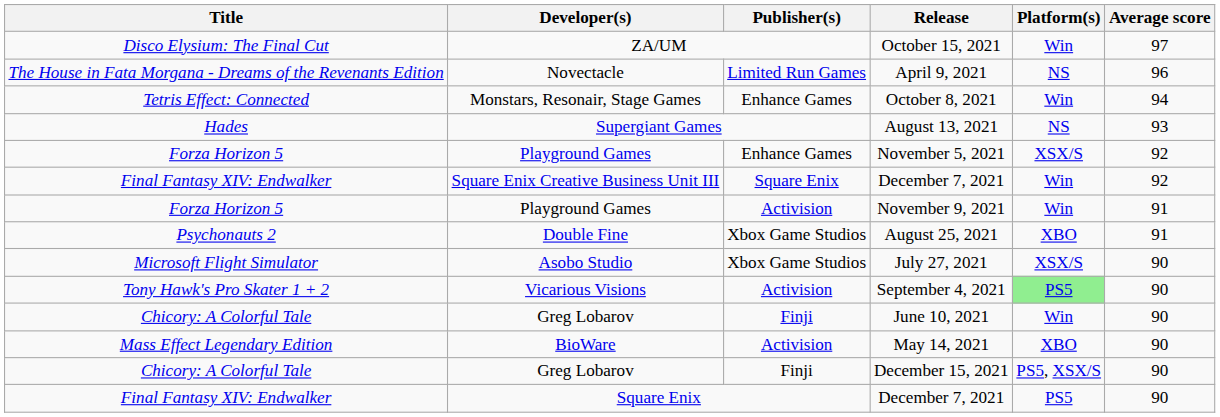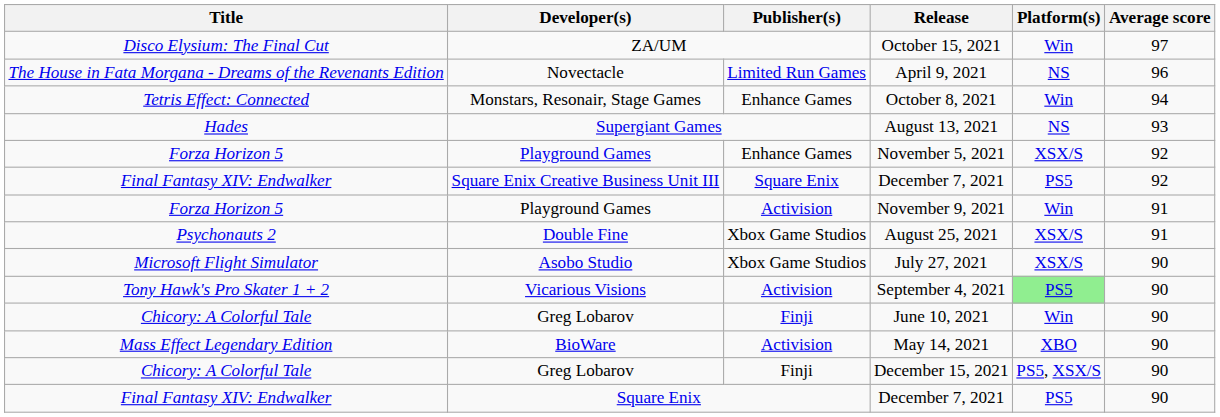(1059, 180) Win -> (1059, 180) PS5
(1059, 235) XBO -> (1059, 235) XSX/S
